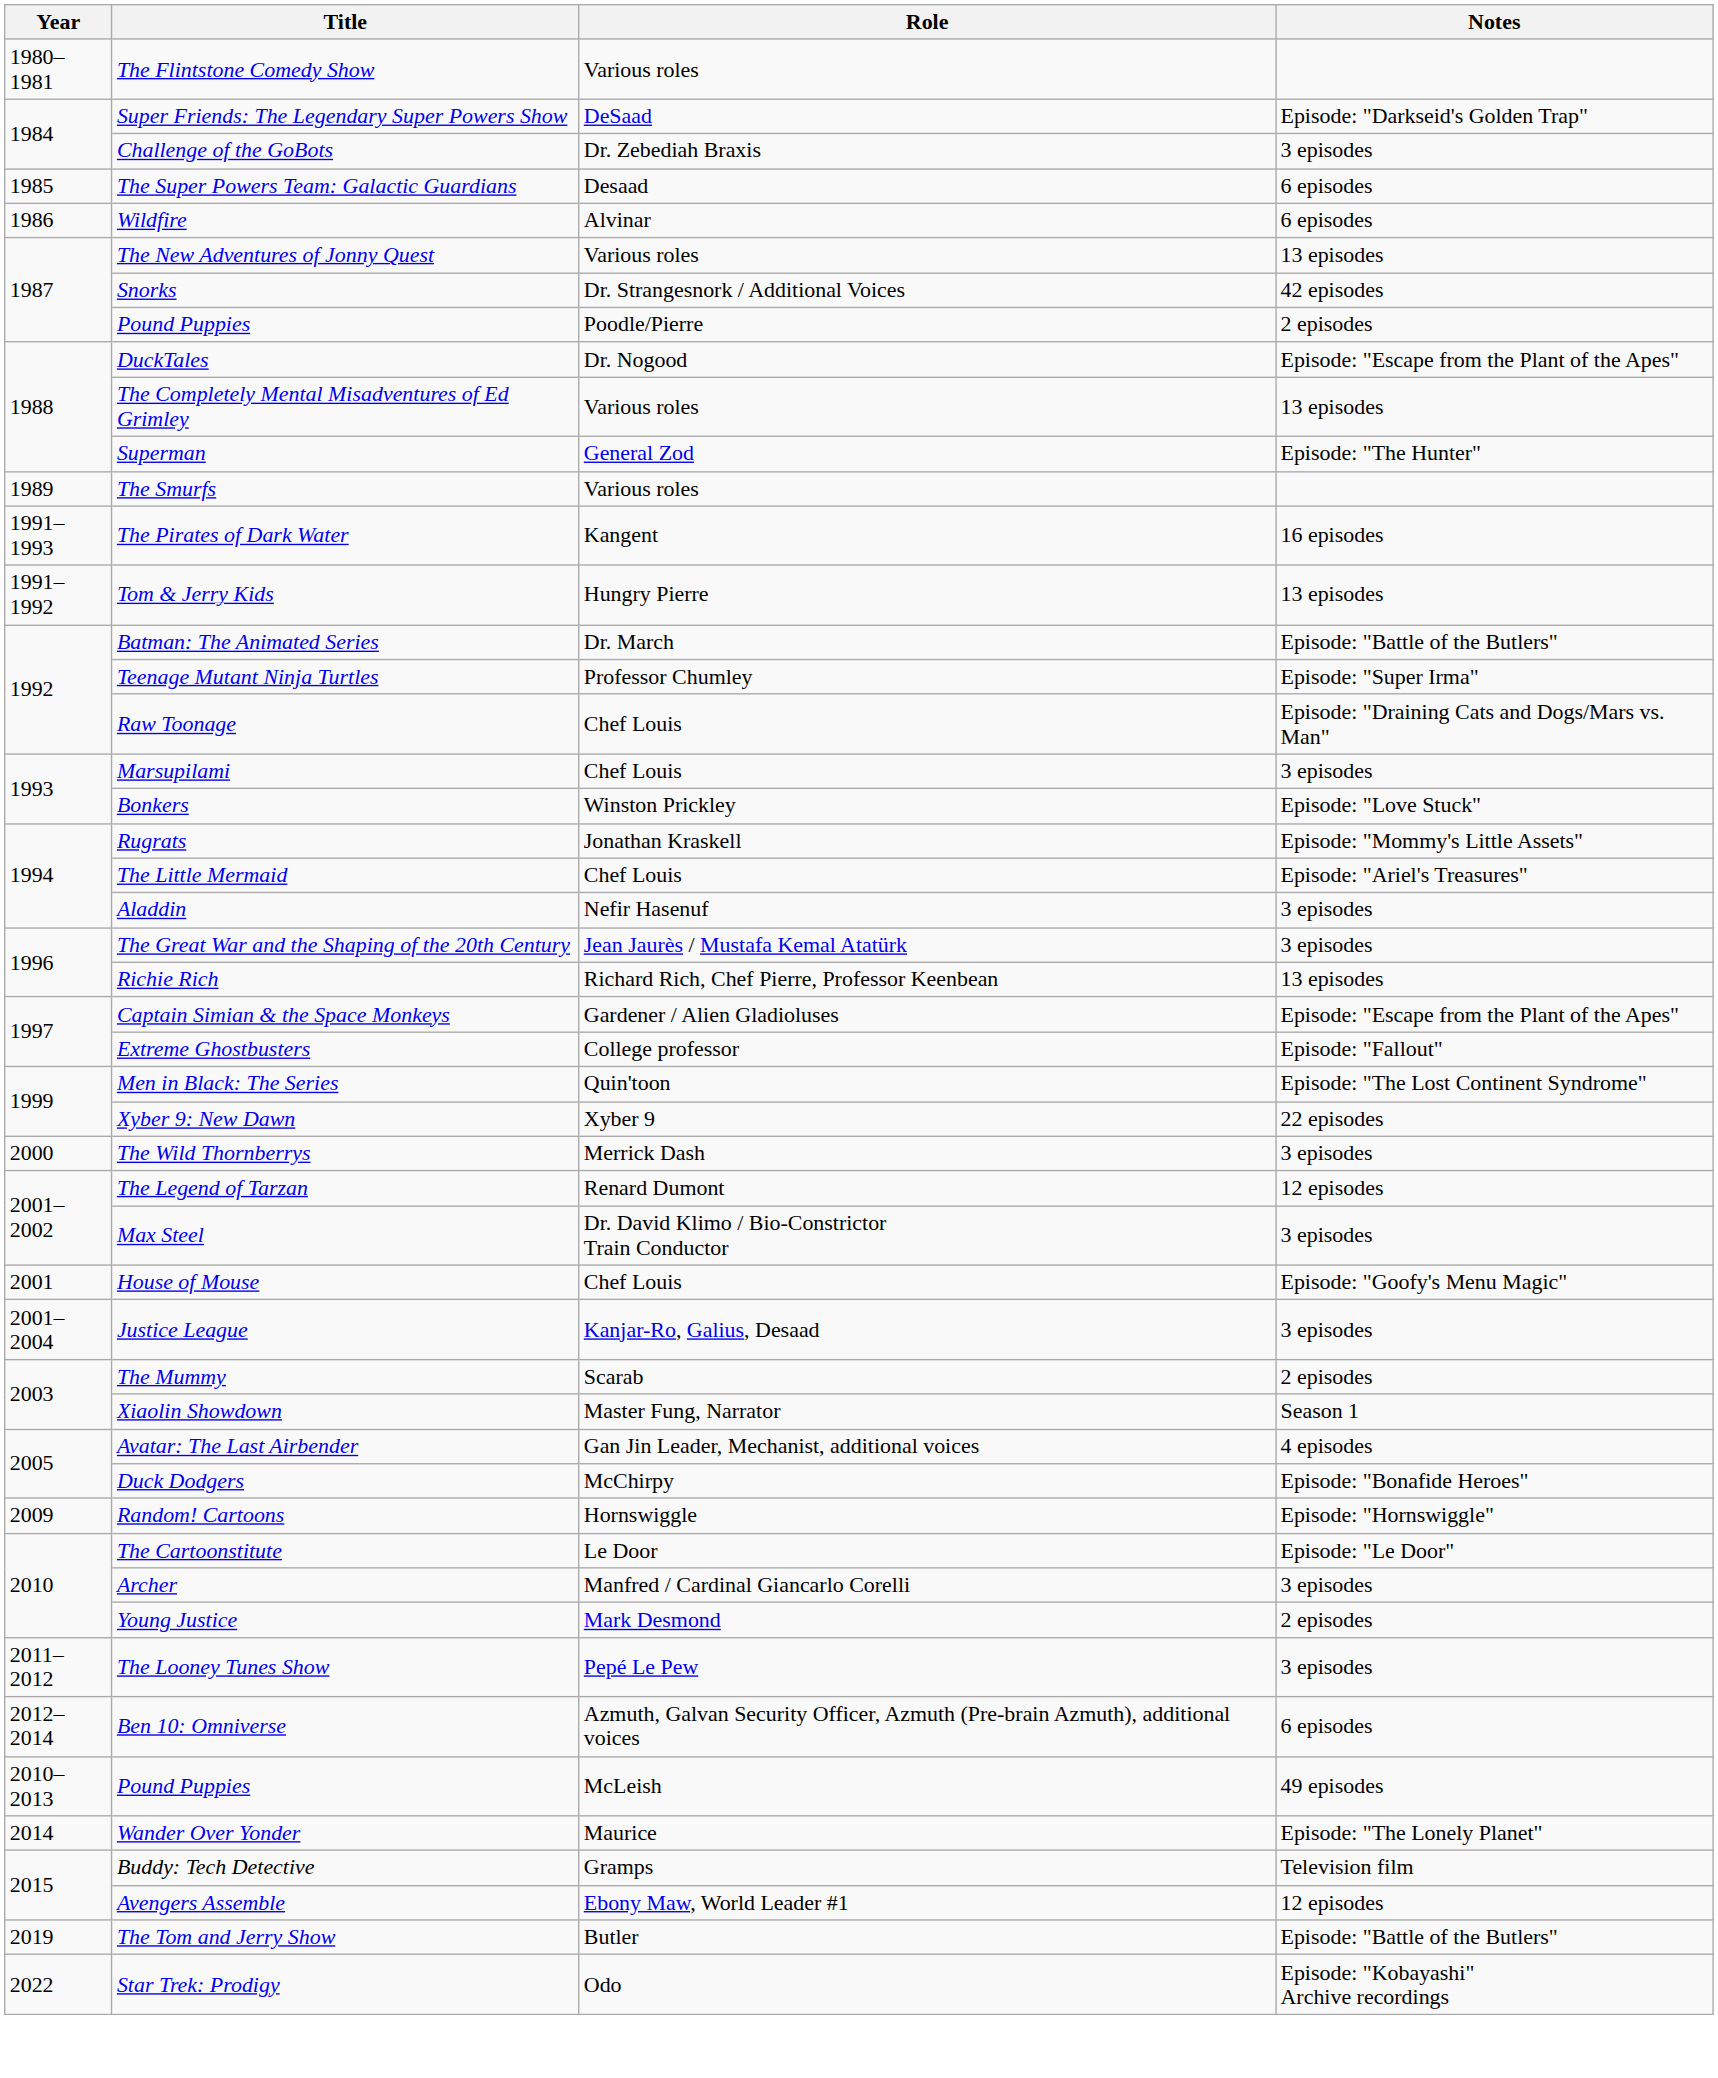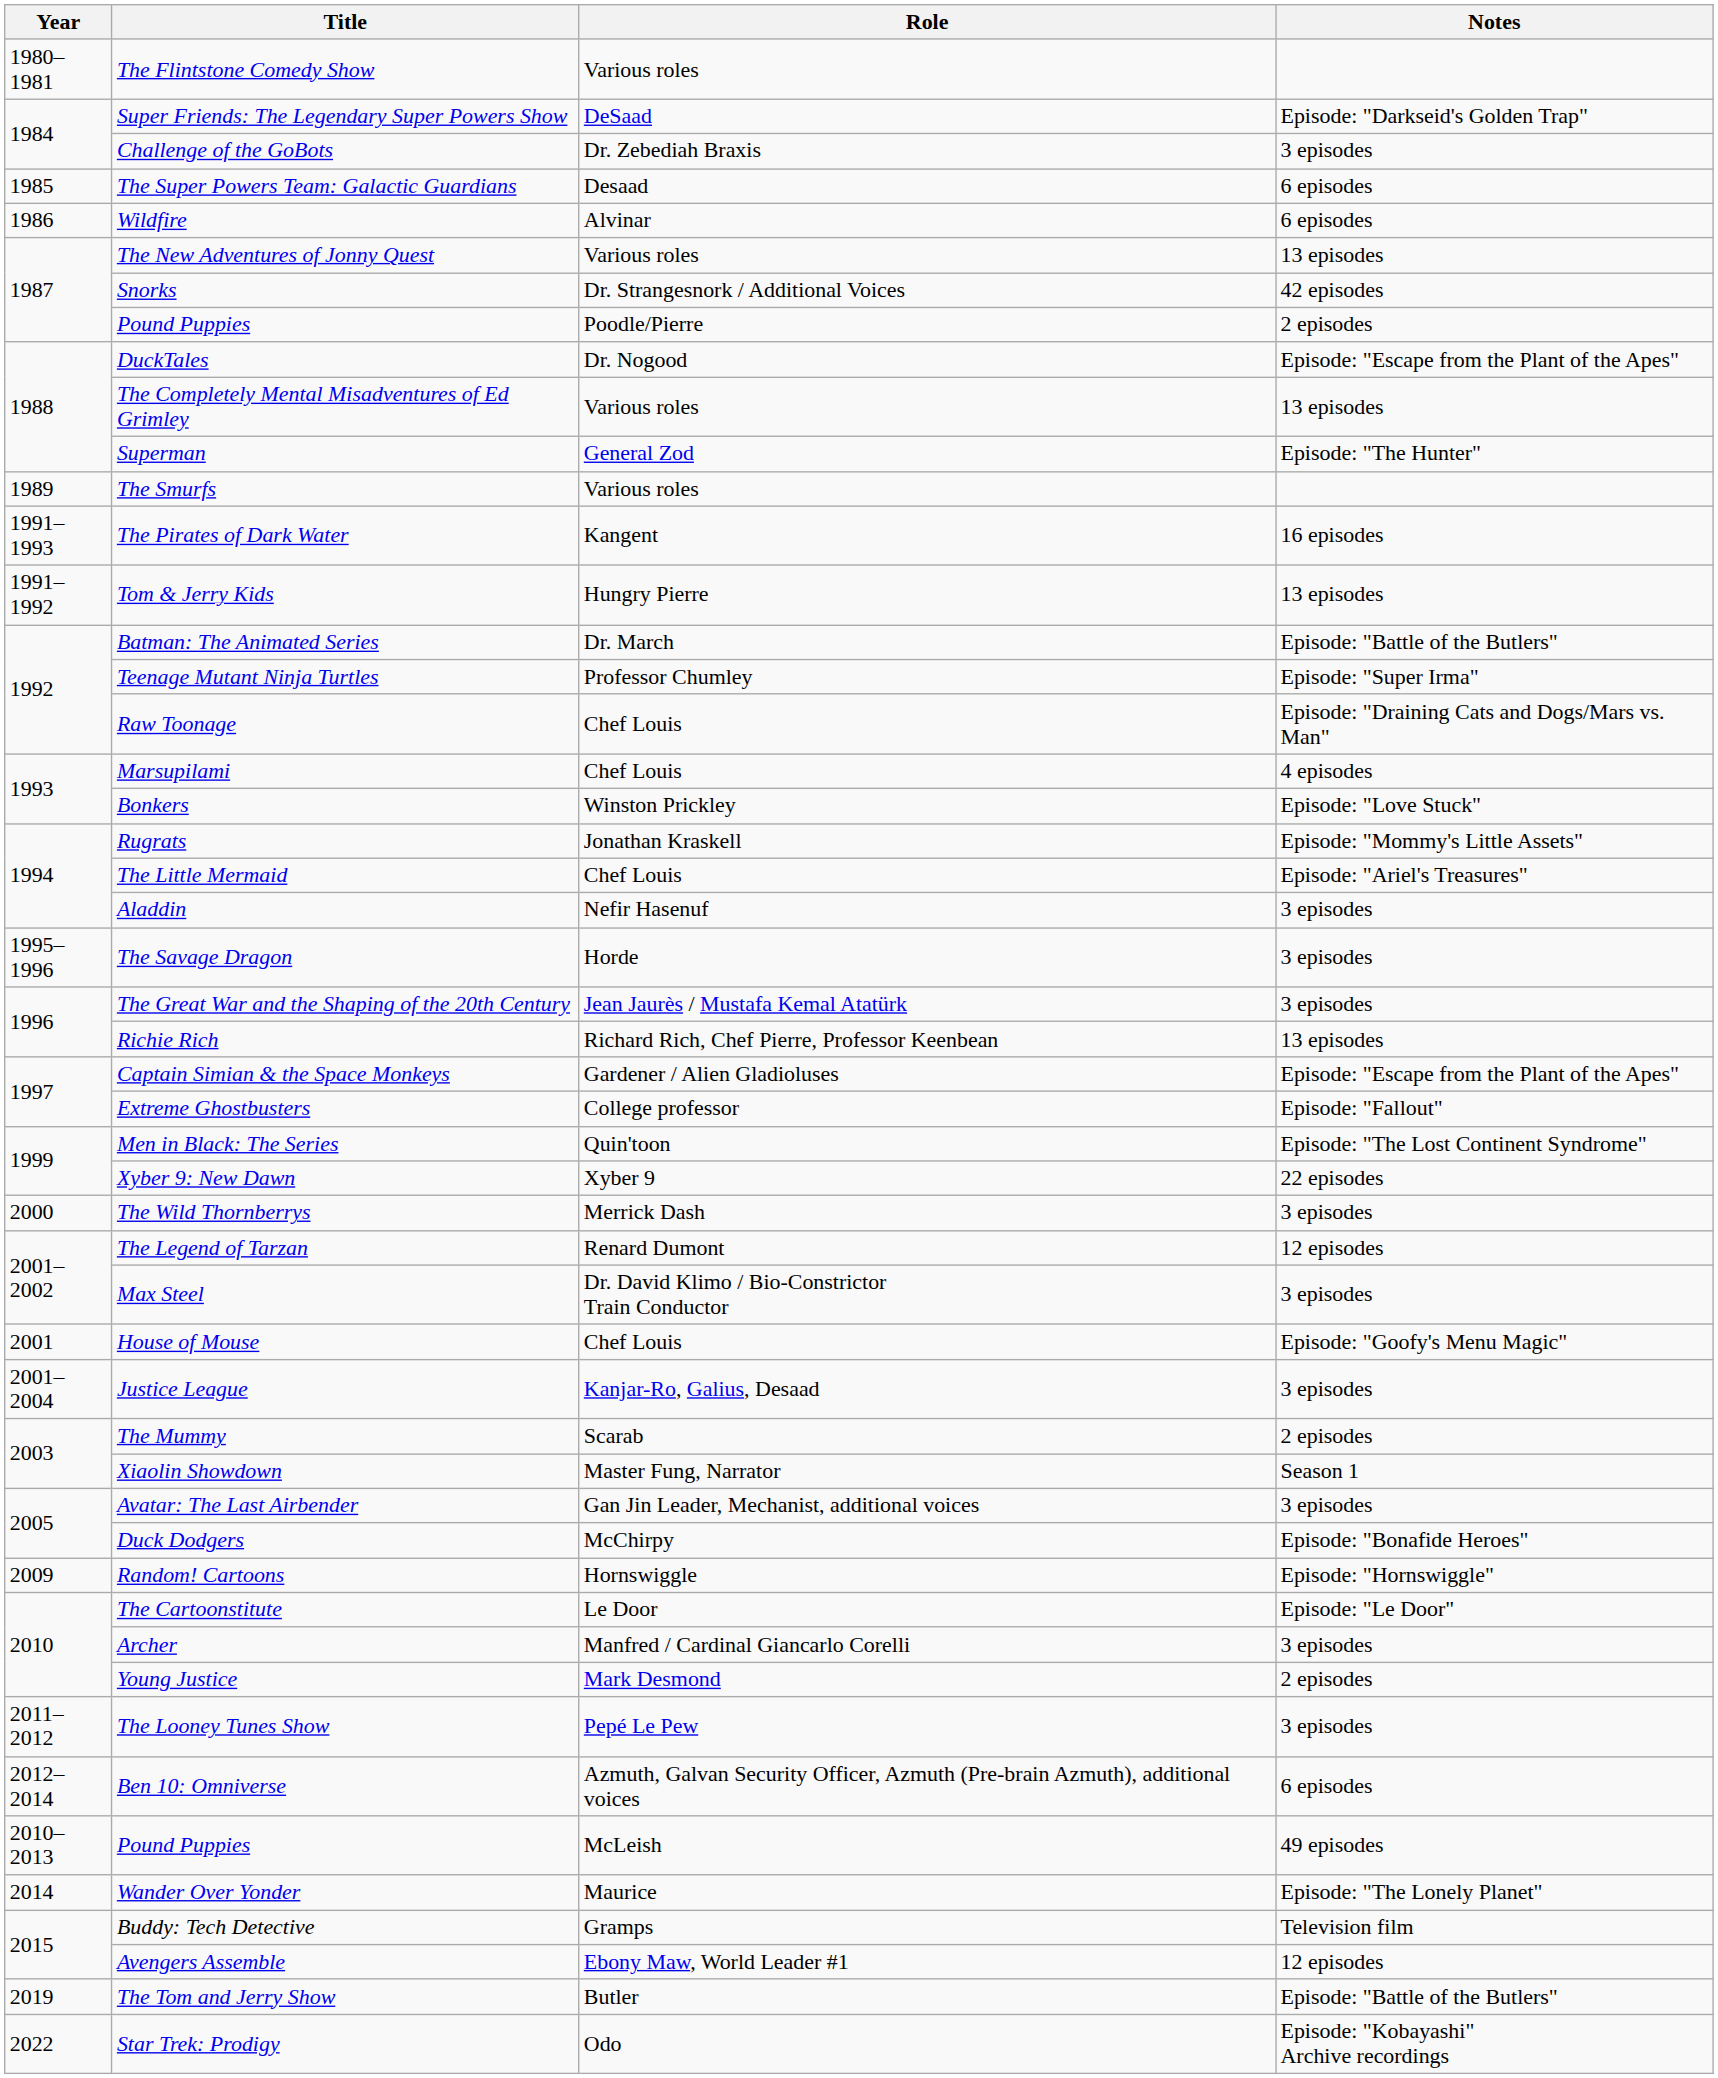(1326, 770) 3 episodes -> (1326, 770) 4 episodes
+ row: (205, 957)
(1326, 1445) 4 episodes -> (1326, 1505) 3 episodes
